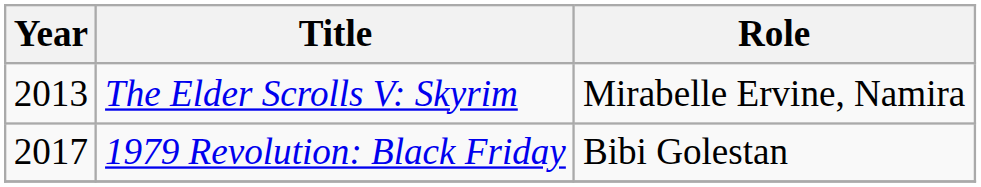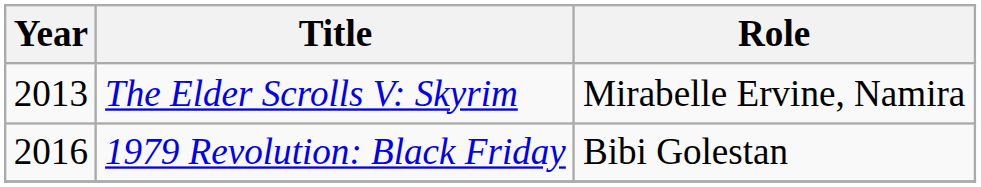(51, 151) 2017 -> (51, 151) 2016
